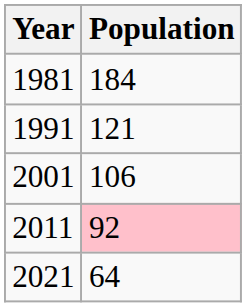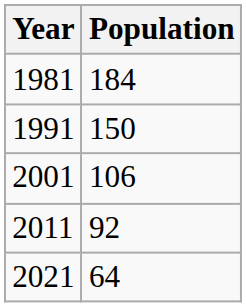(112, 128) 121 -> (112, 128) 150
(105, 227) pink background -> (105, 227) no background
